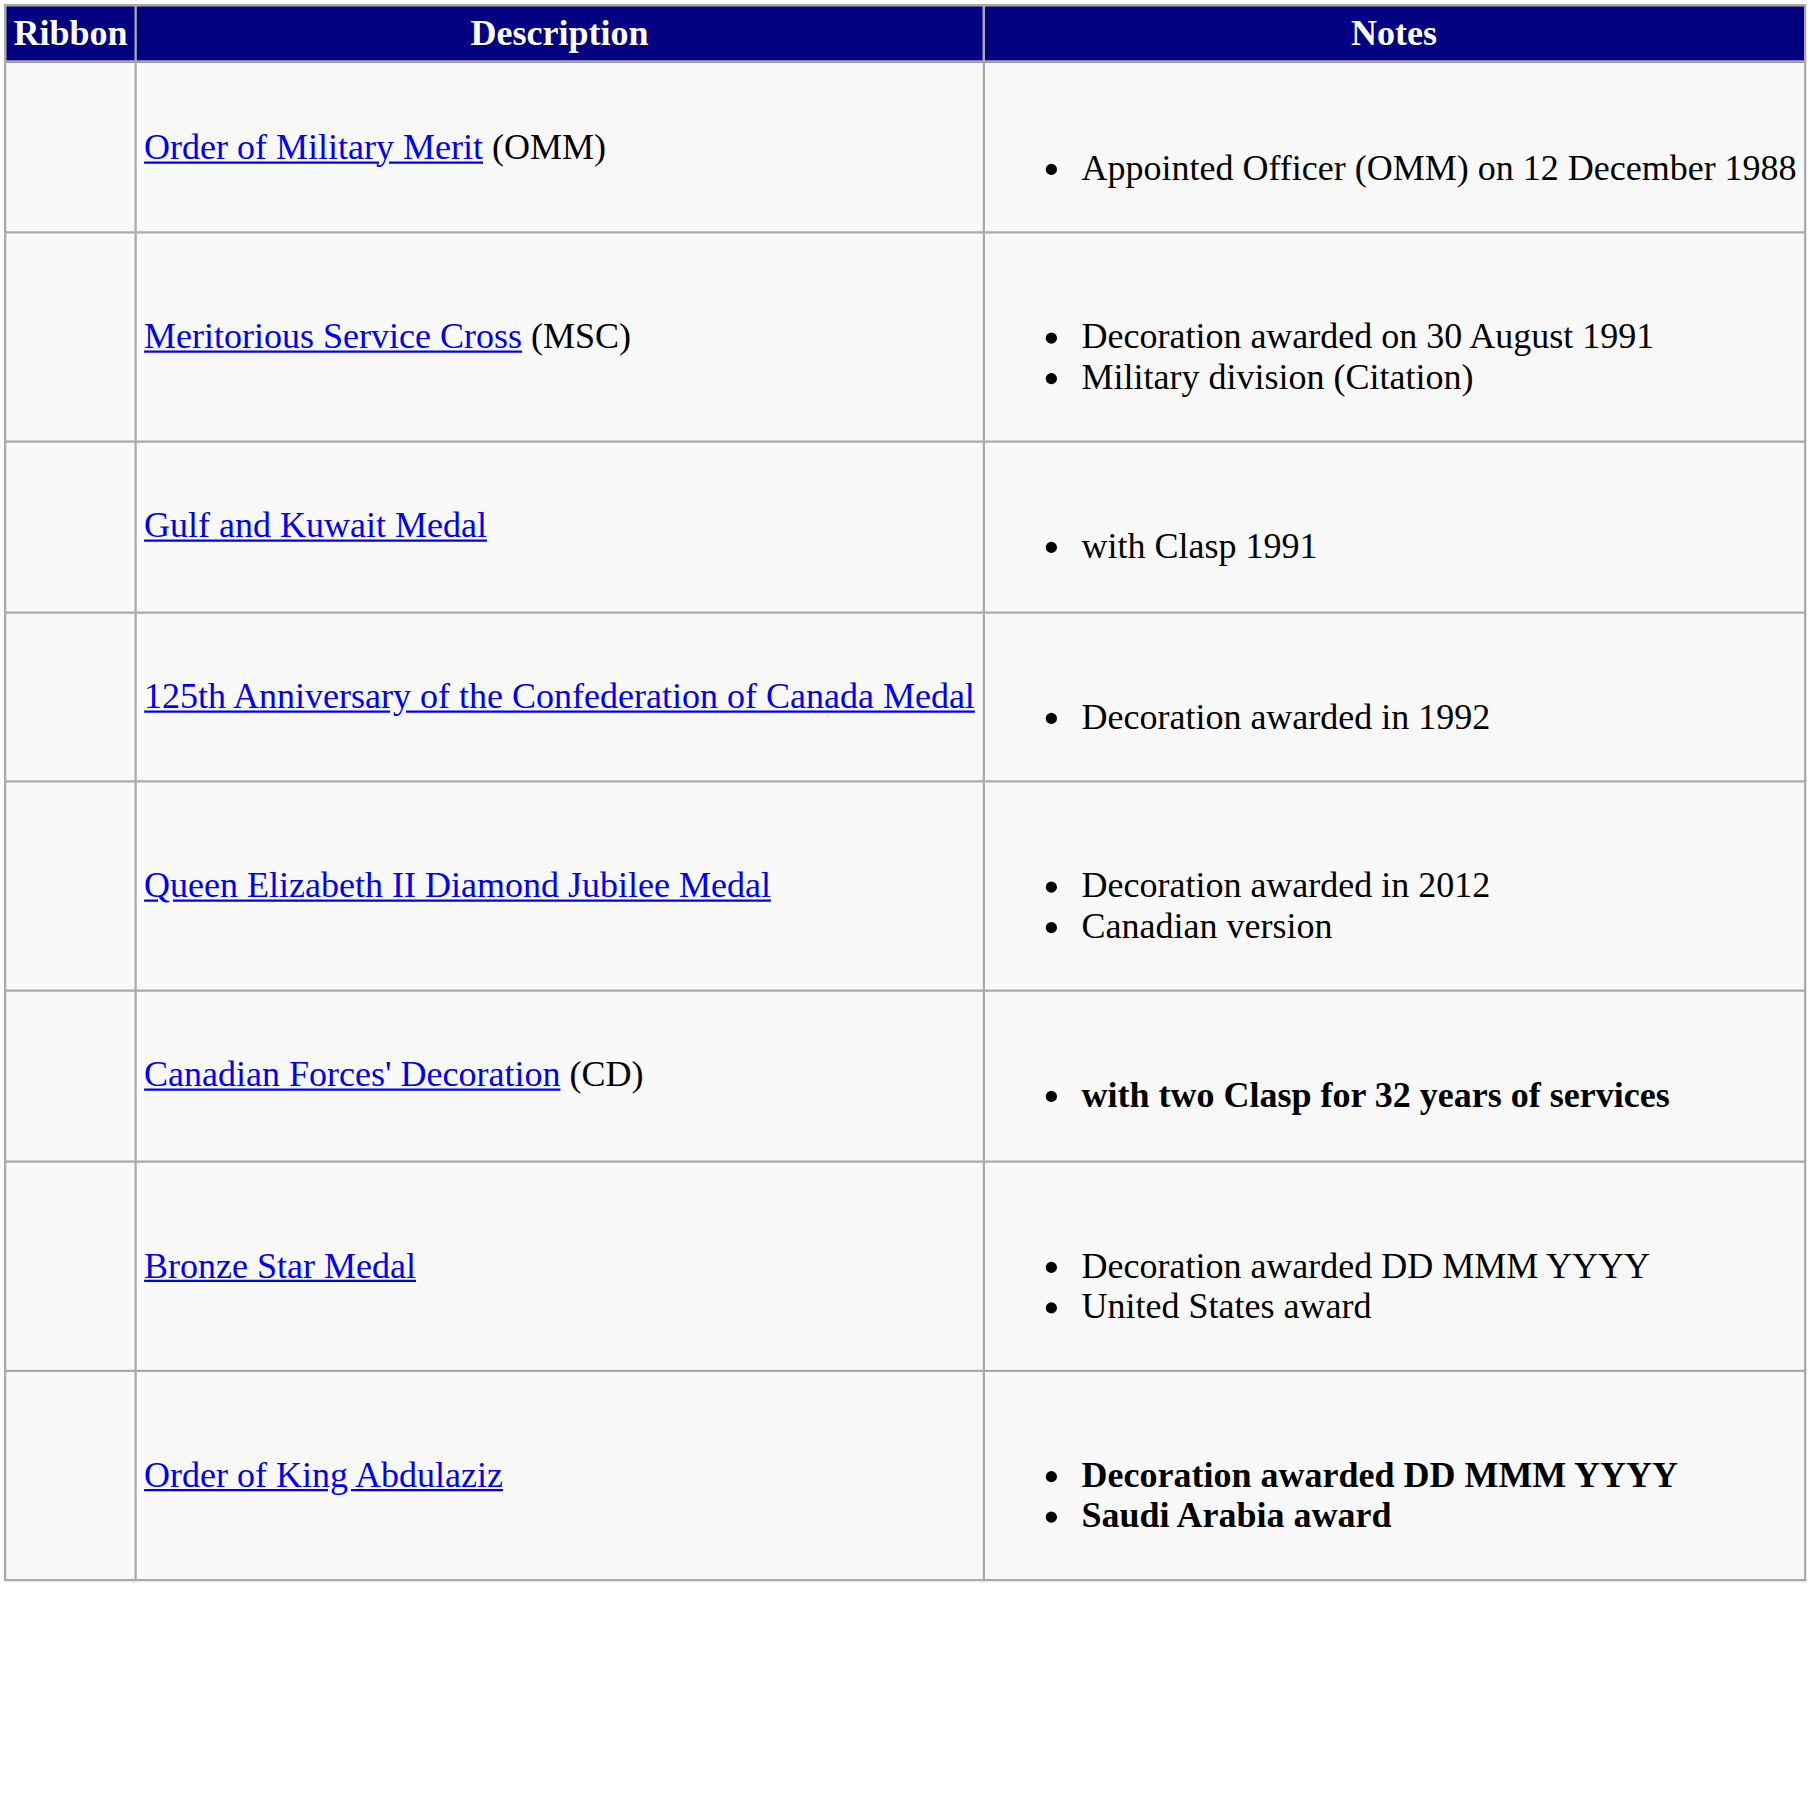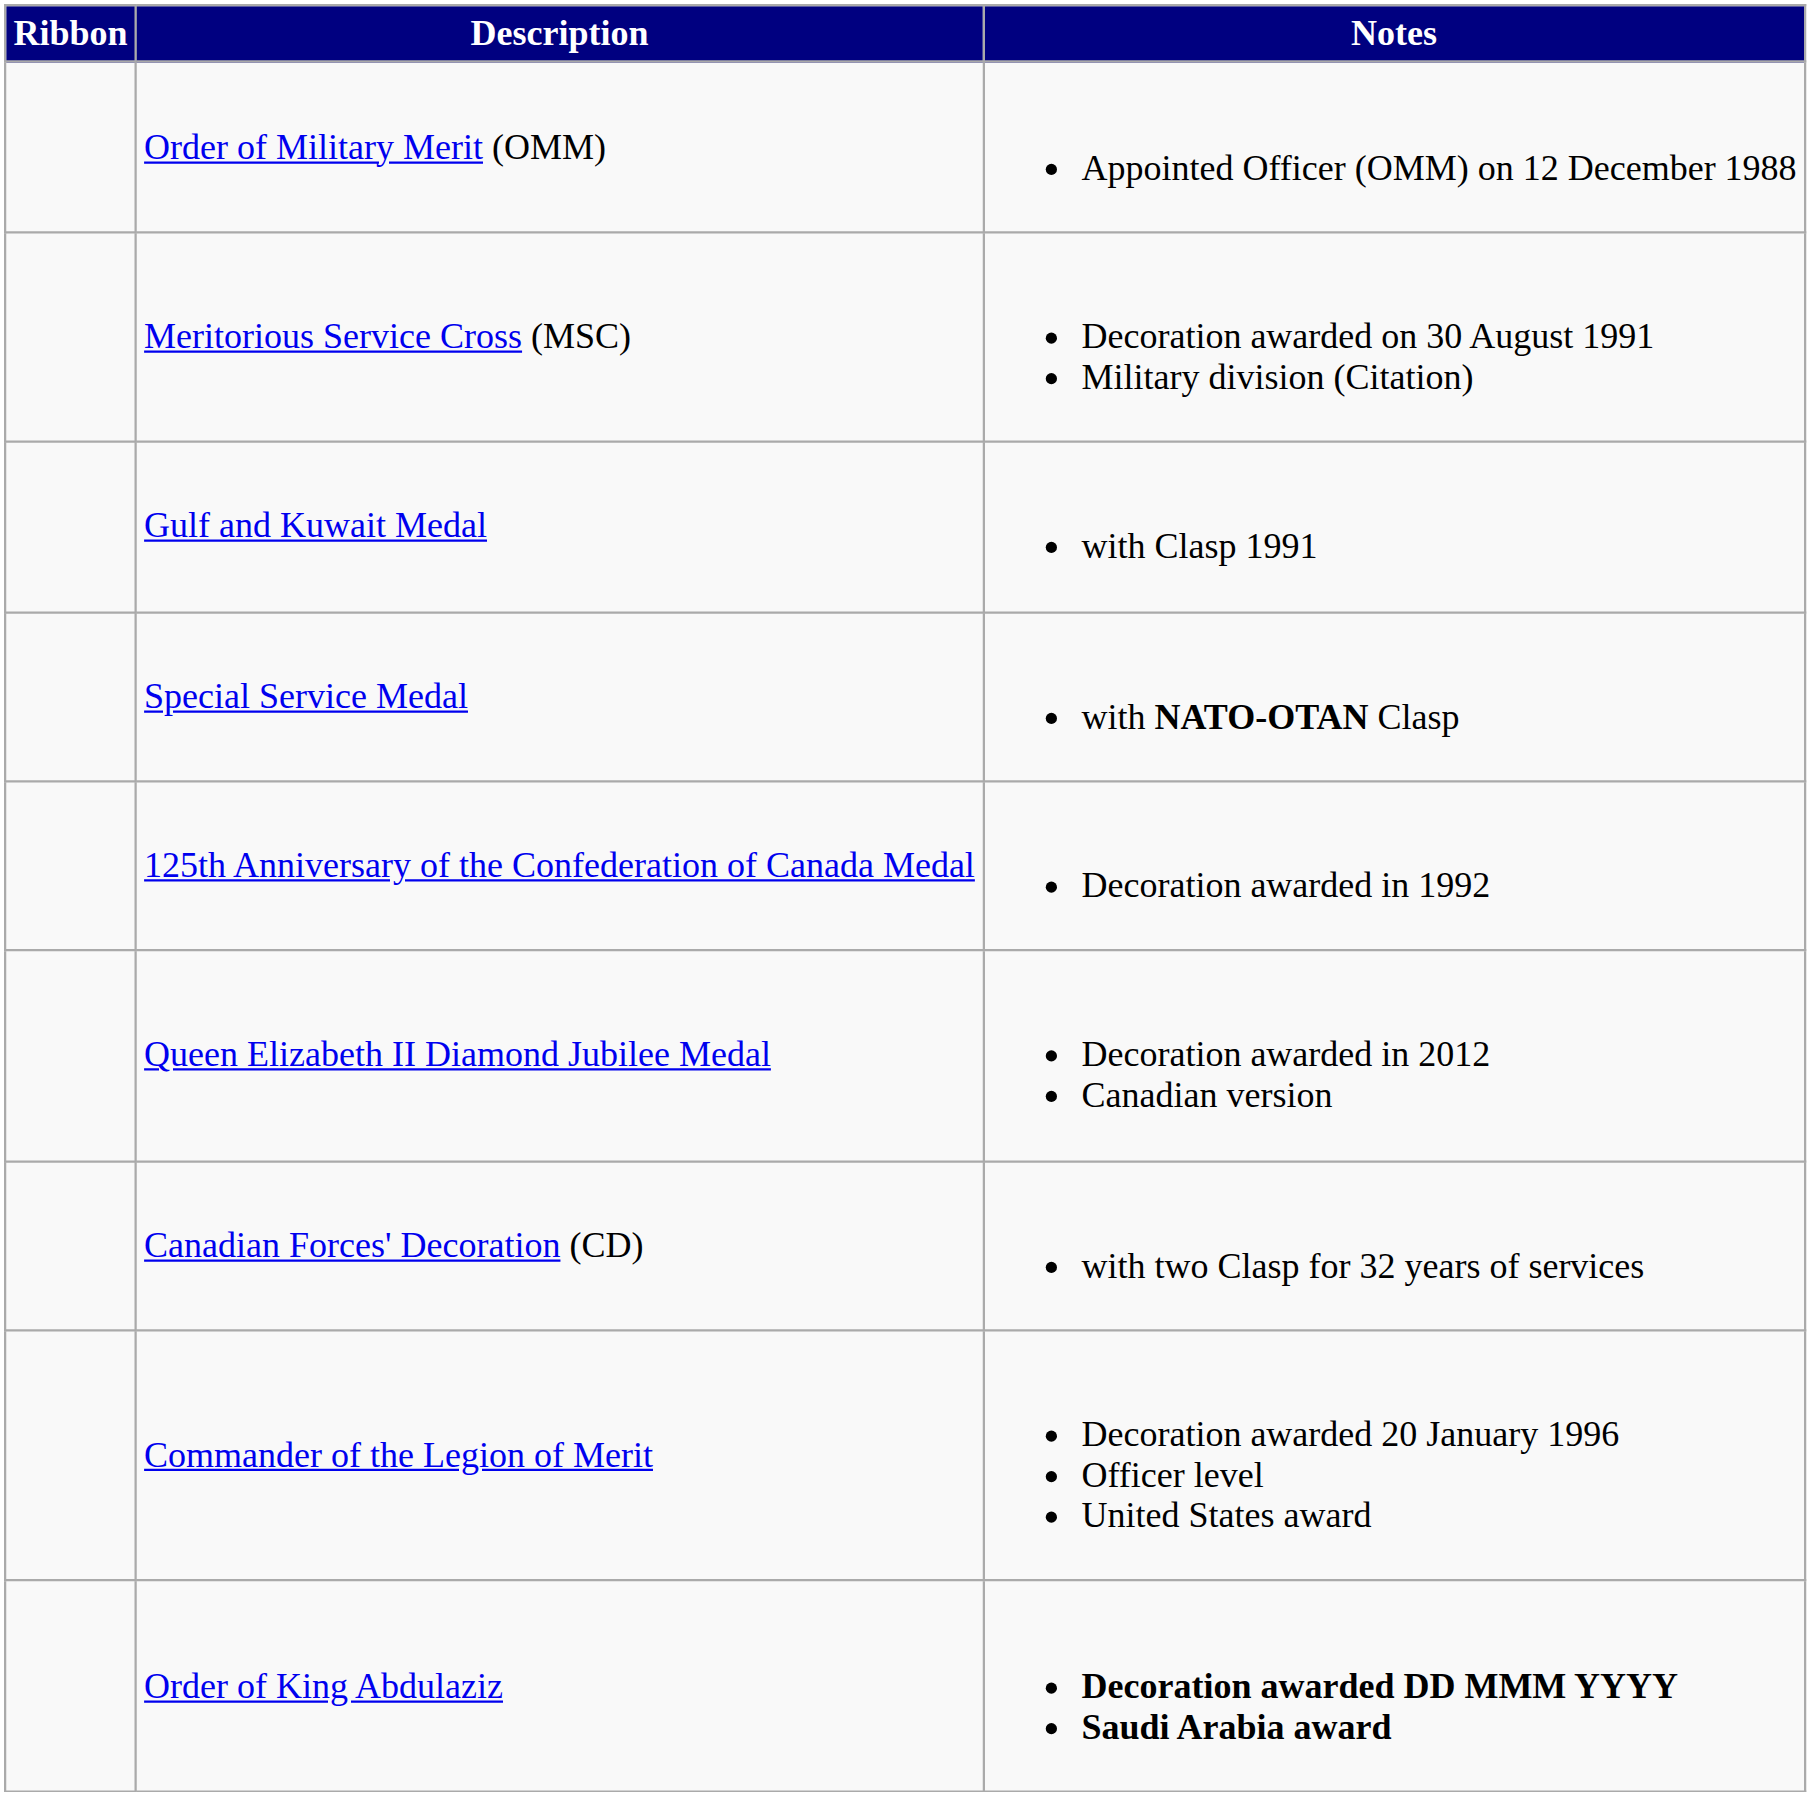+ row: (306, 695)
(1394, 1096) bold -> (1394, 1266) normal
+ row: (399, 1455)
- row: (280, 1265)
